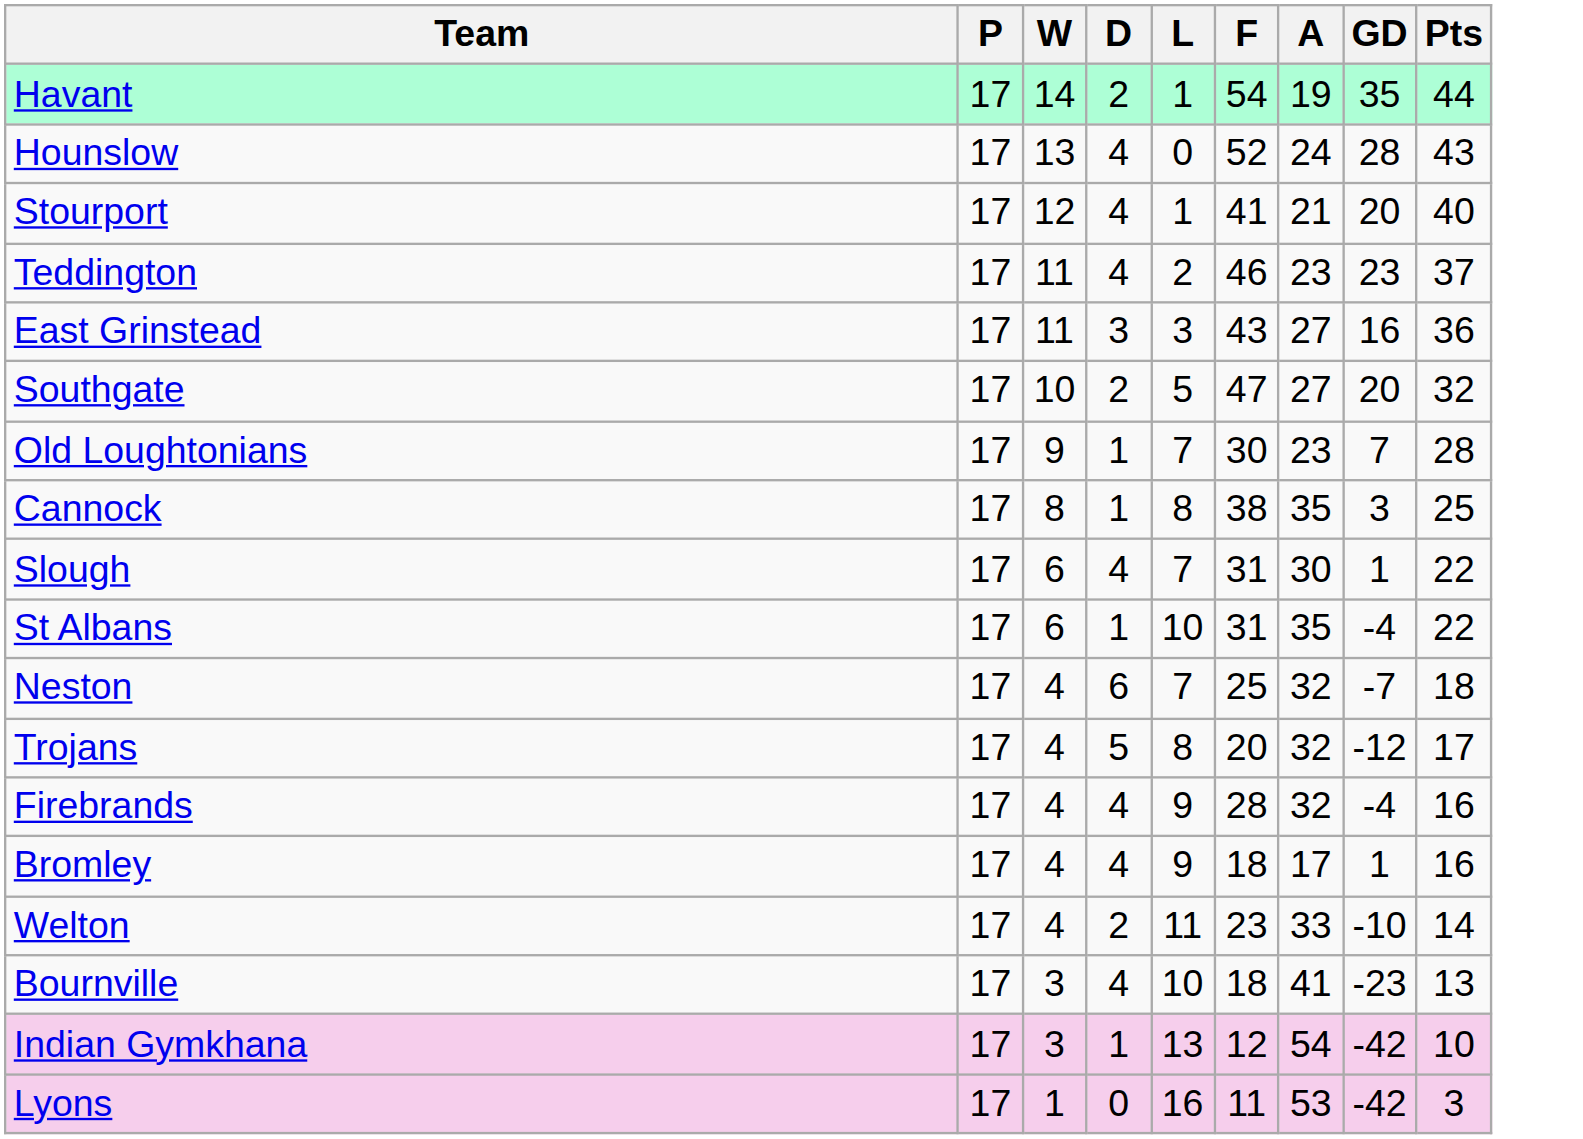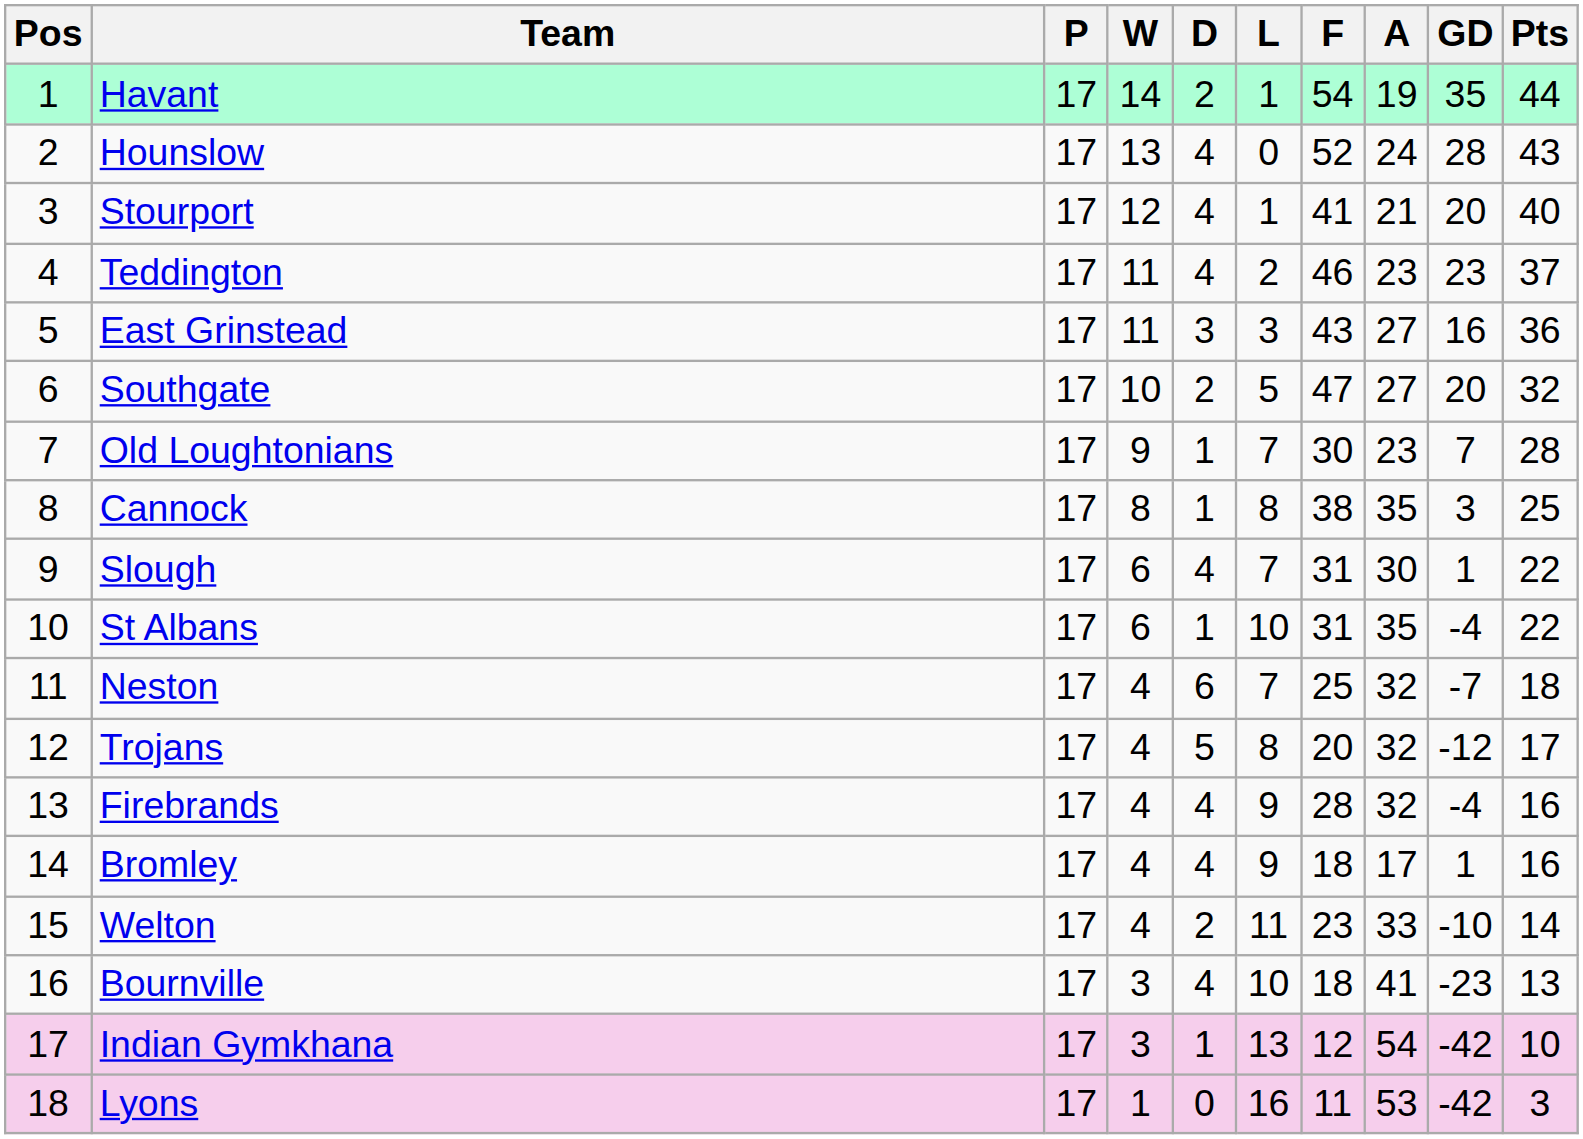+ column: (48, 34)
